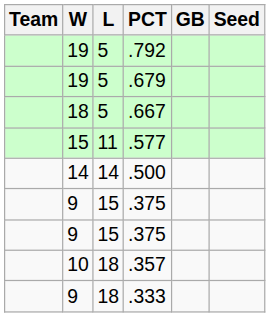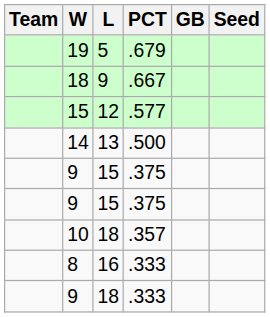- row: (78, 50)
(103, 111) 5 -> (103, 81) 9
(108, 142) 11 -> (108, 111) 12
(108, 173) 14 -> (108, 142) 13
+ row: (73, 265)
